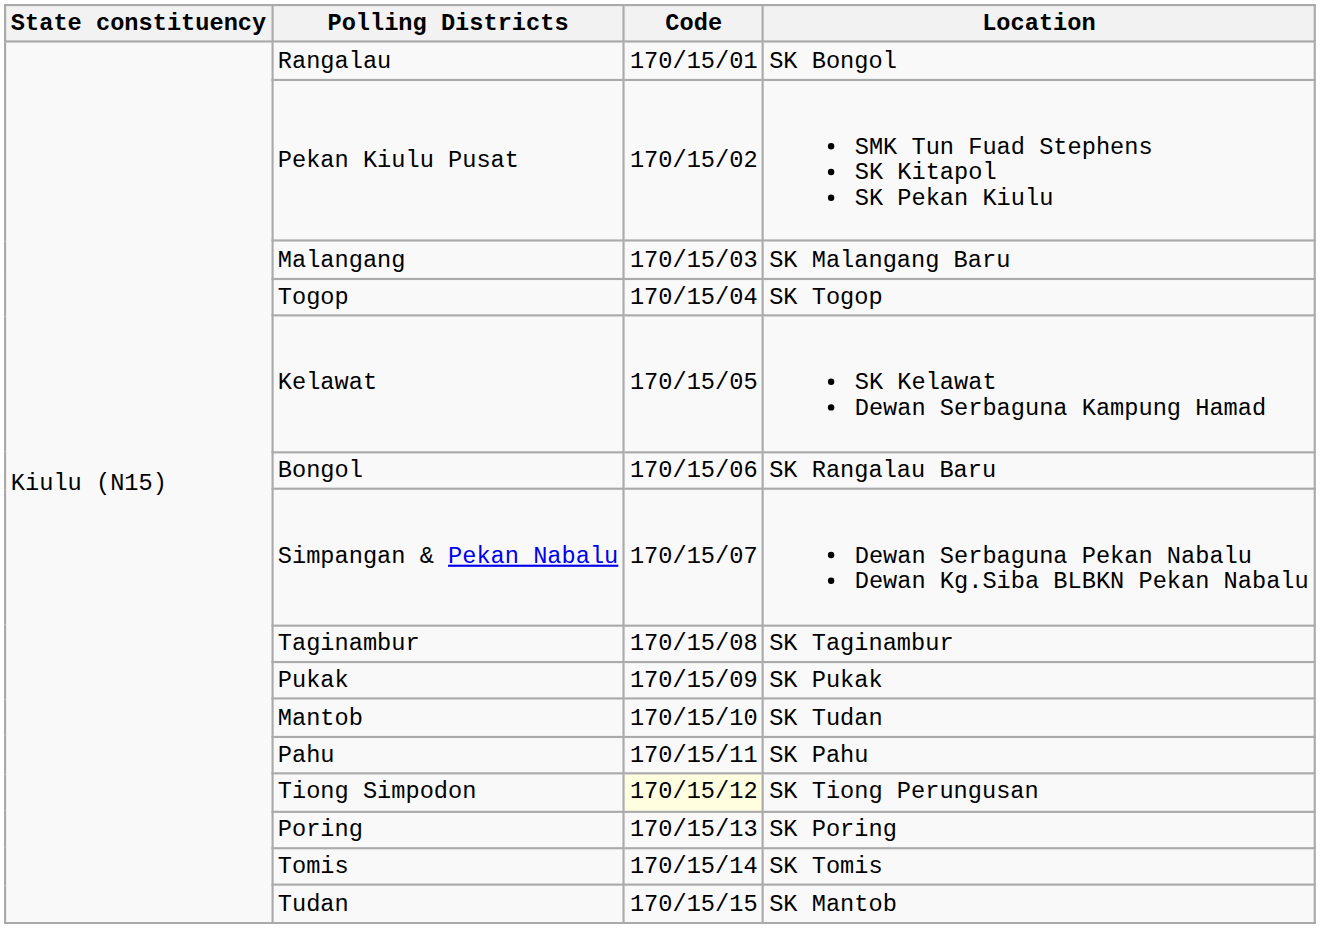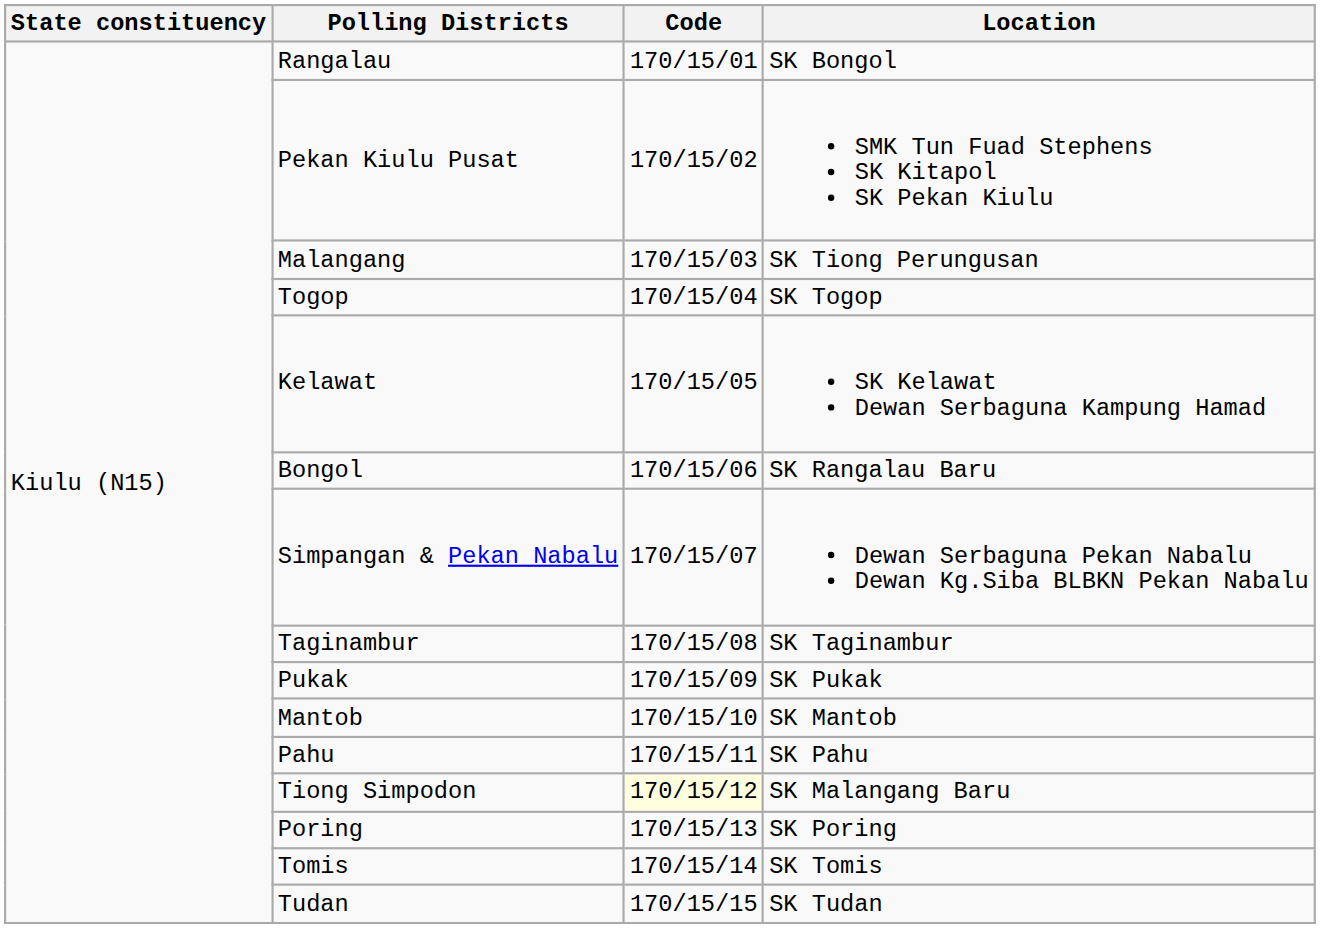(890, 260) SK Malangang Baru -> (904, 260) SK Tiong Perungusan
(826, 718) SK Tudan -> (833, 718) SK Mantob
(904, 792) SK Tiong Perungusan -> (890, 792) SK Malangang Baru
(833, 904) SK Mantob -> (826, 904) SK Tudan
